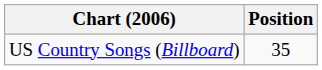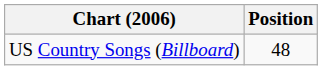(281, 49) 35 -> (281, 49) 48
